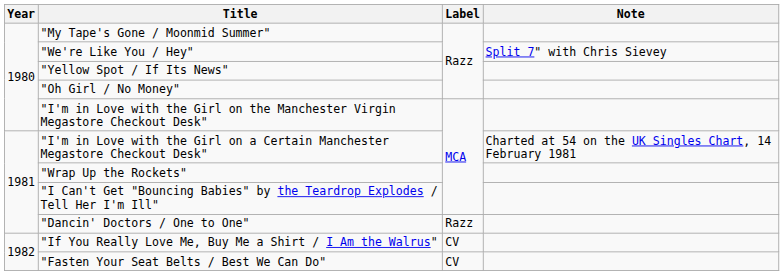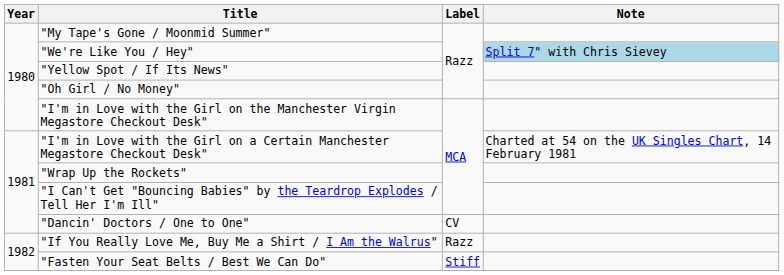(576, 52) no background -> (576, 52) lightblue background
(459, 224) Razz -> (452, 224) CV
(452, 242) CV -> (459, 242) Razz
(452, 261) CV -> (463, 261) Stiff
